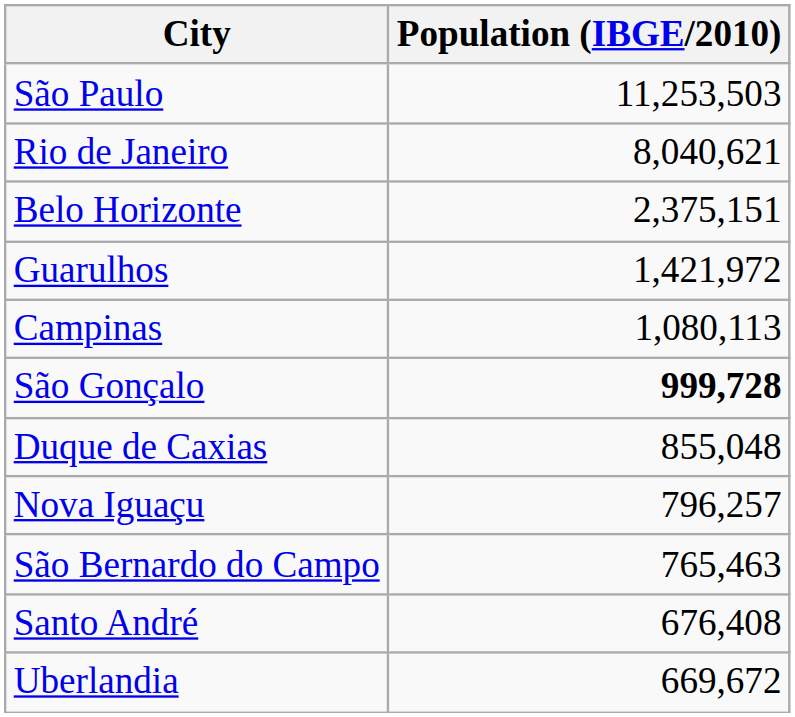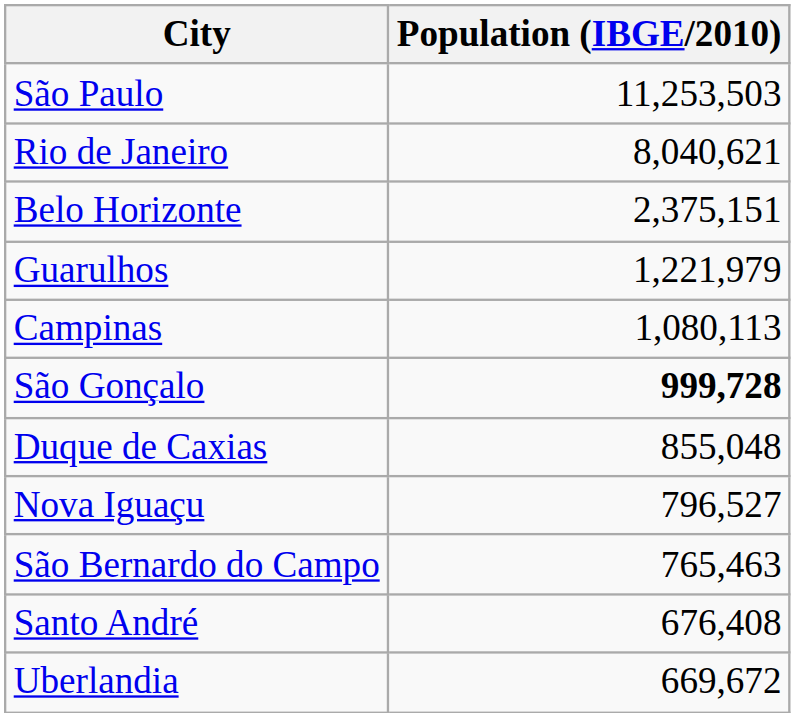(707, 269) 1,421,972 -> (707, 269) 1,221,979
(721, 504) 796,257 -> (721, 504) 796,527
